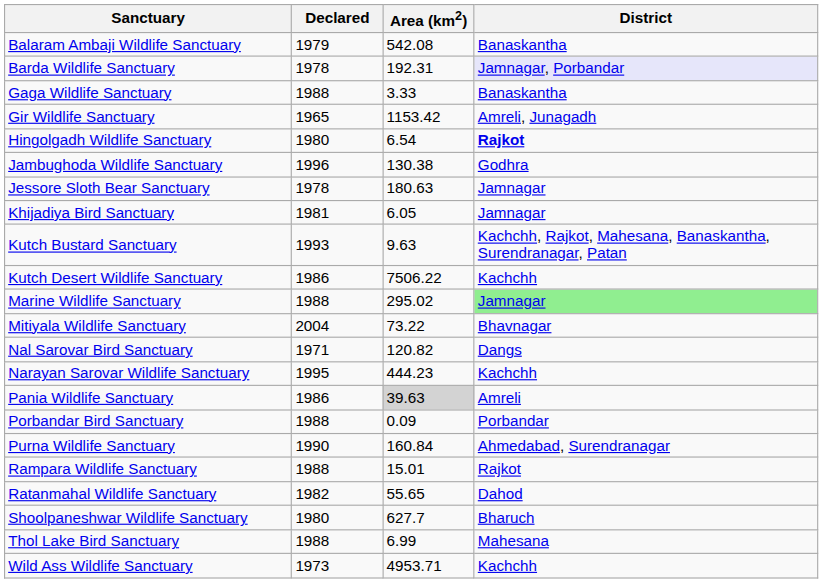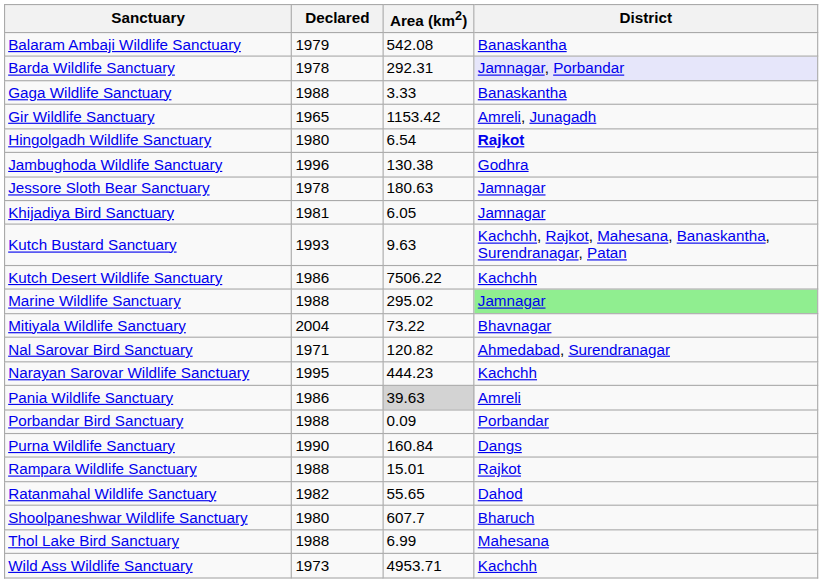(410, 68) 192.31 -> (410, 68) 292.31
(500, 349) Dangs -> (574, 349) Ahmedabad, Surendranagar
(574, 445) Ahmedabad, Surendranagar -> (500, 445) Dangs
(406, 517) 627.7 -> (406, 517) 607.7
